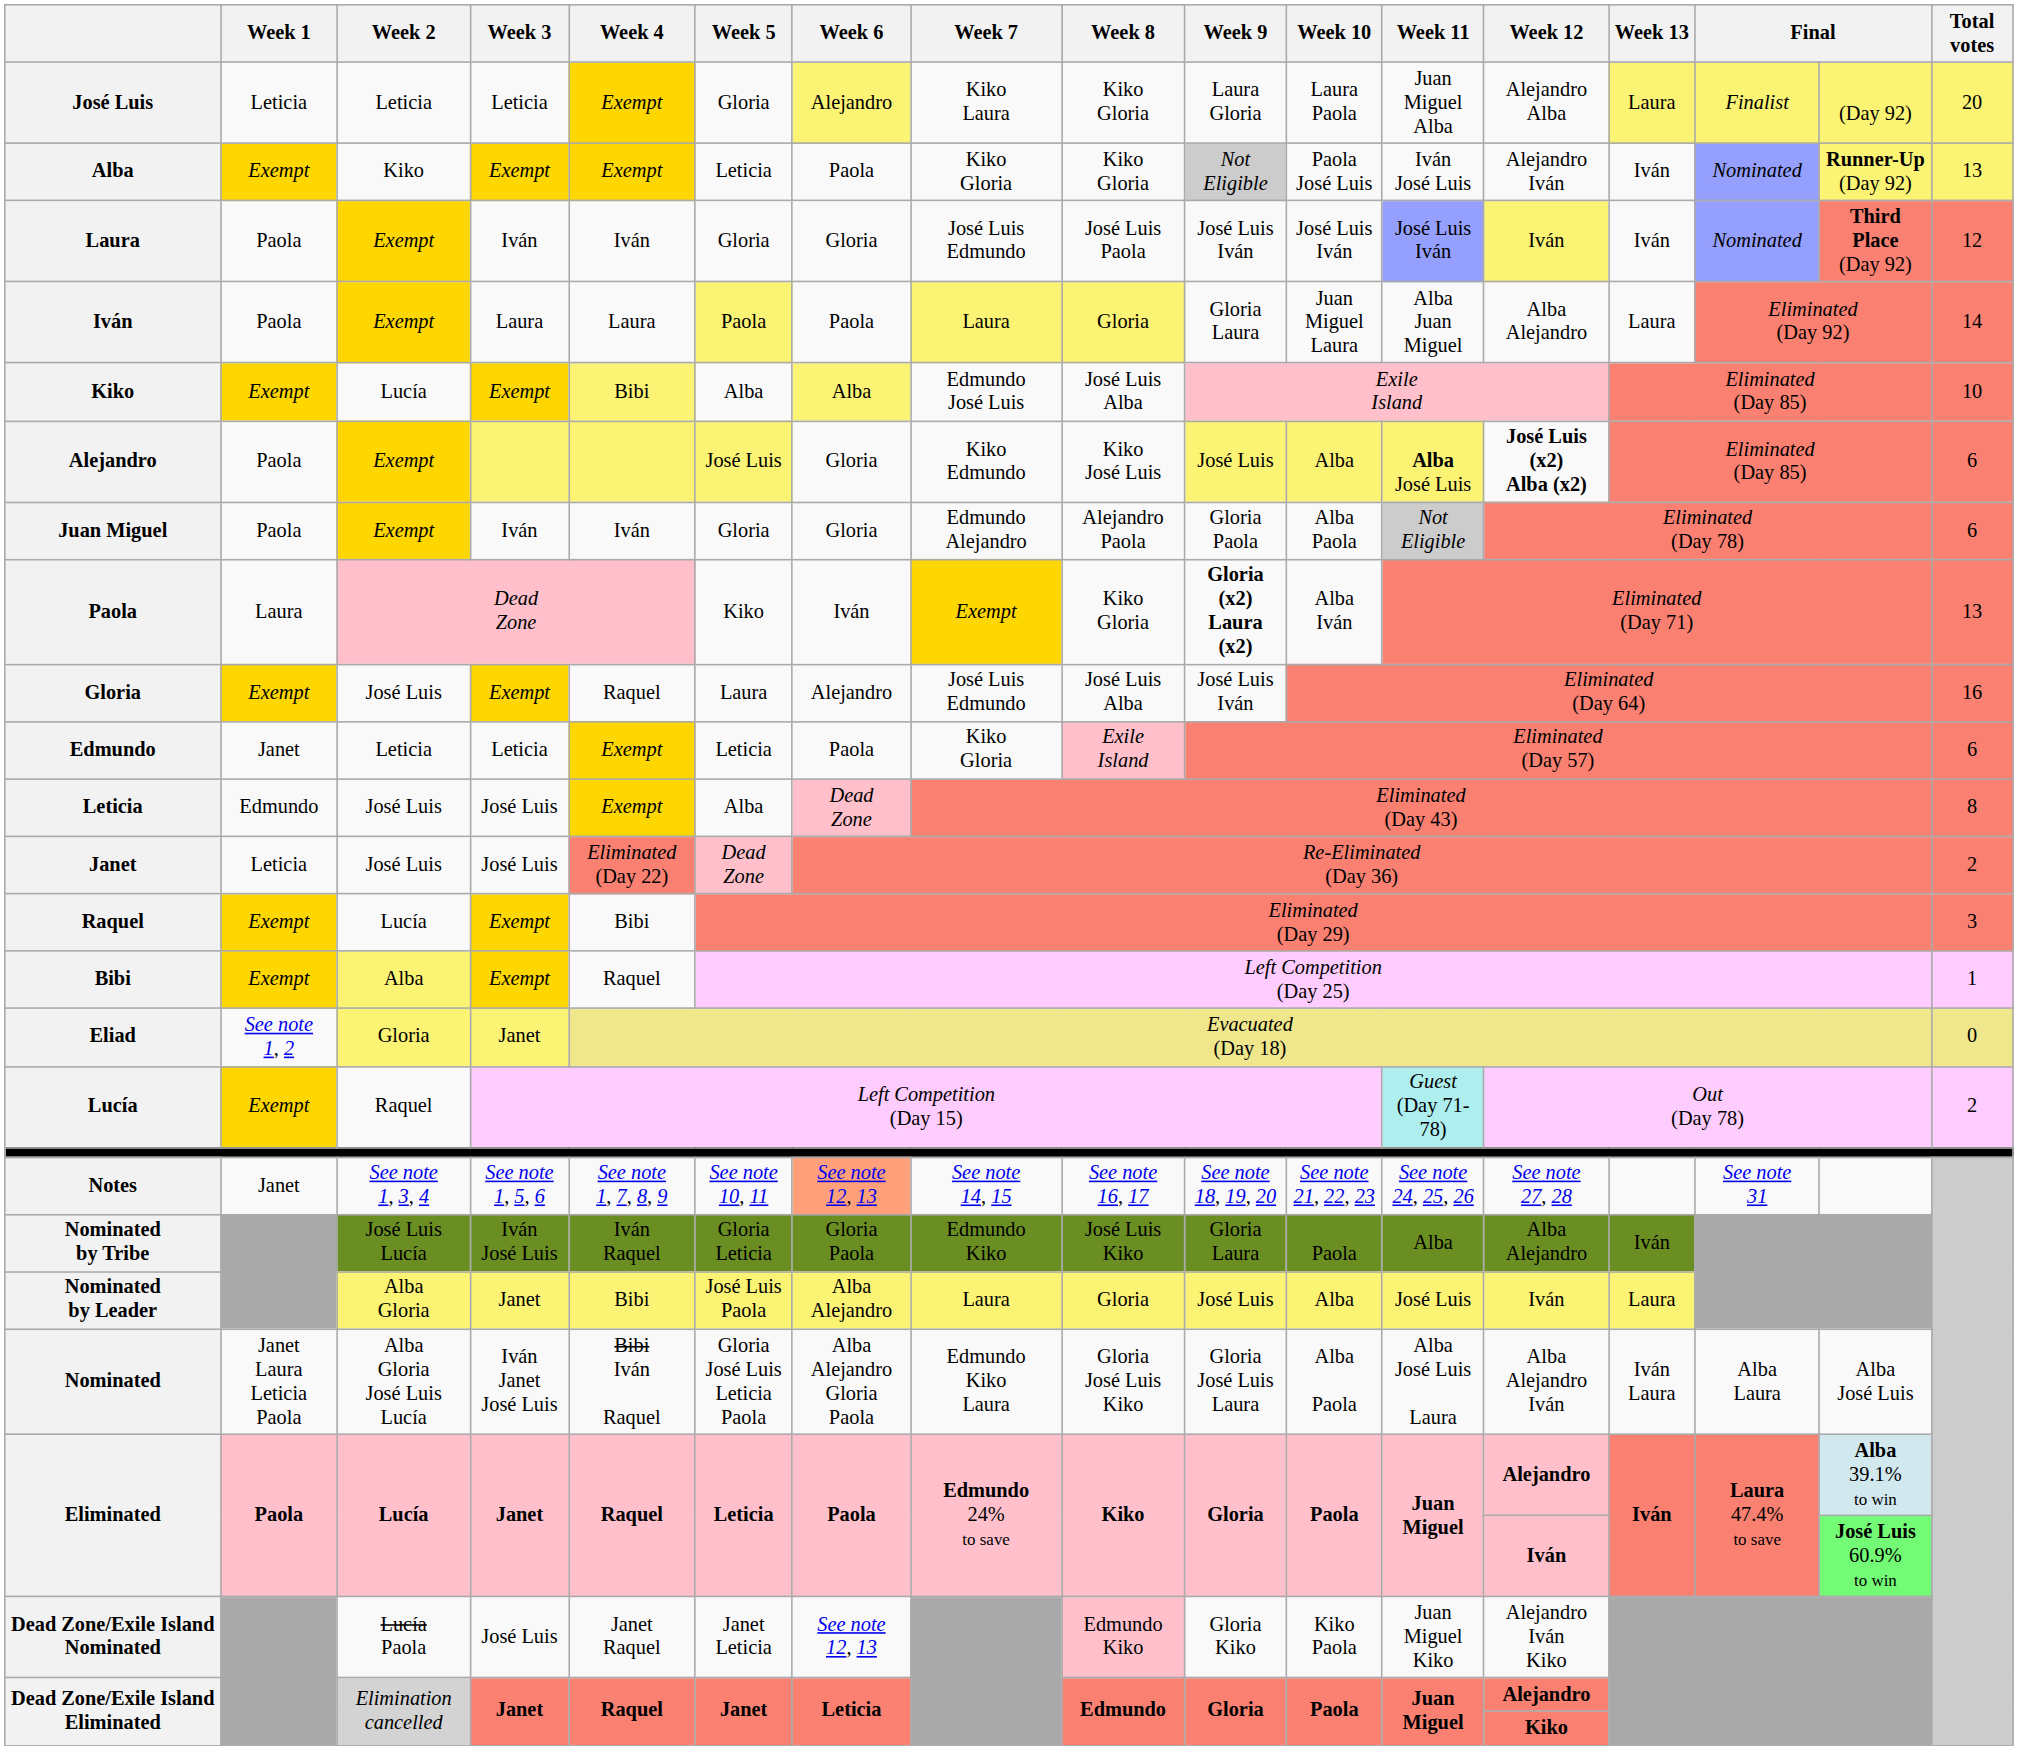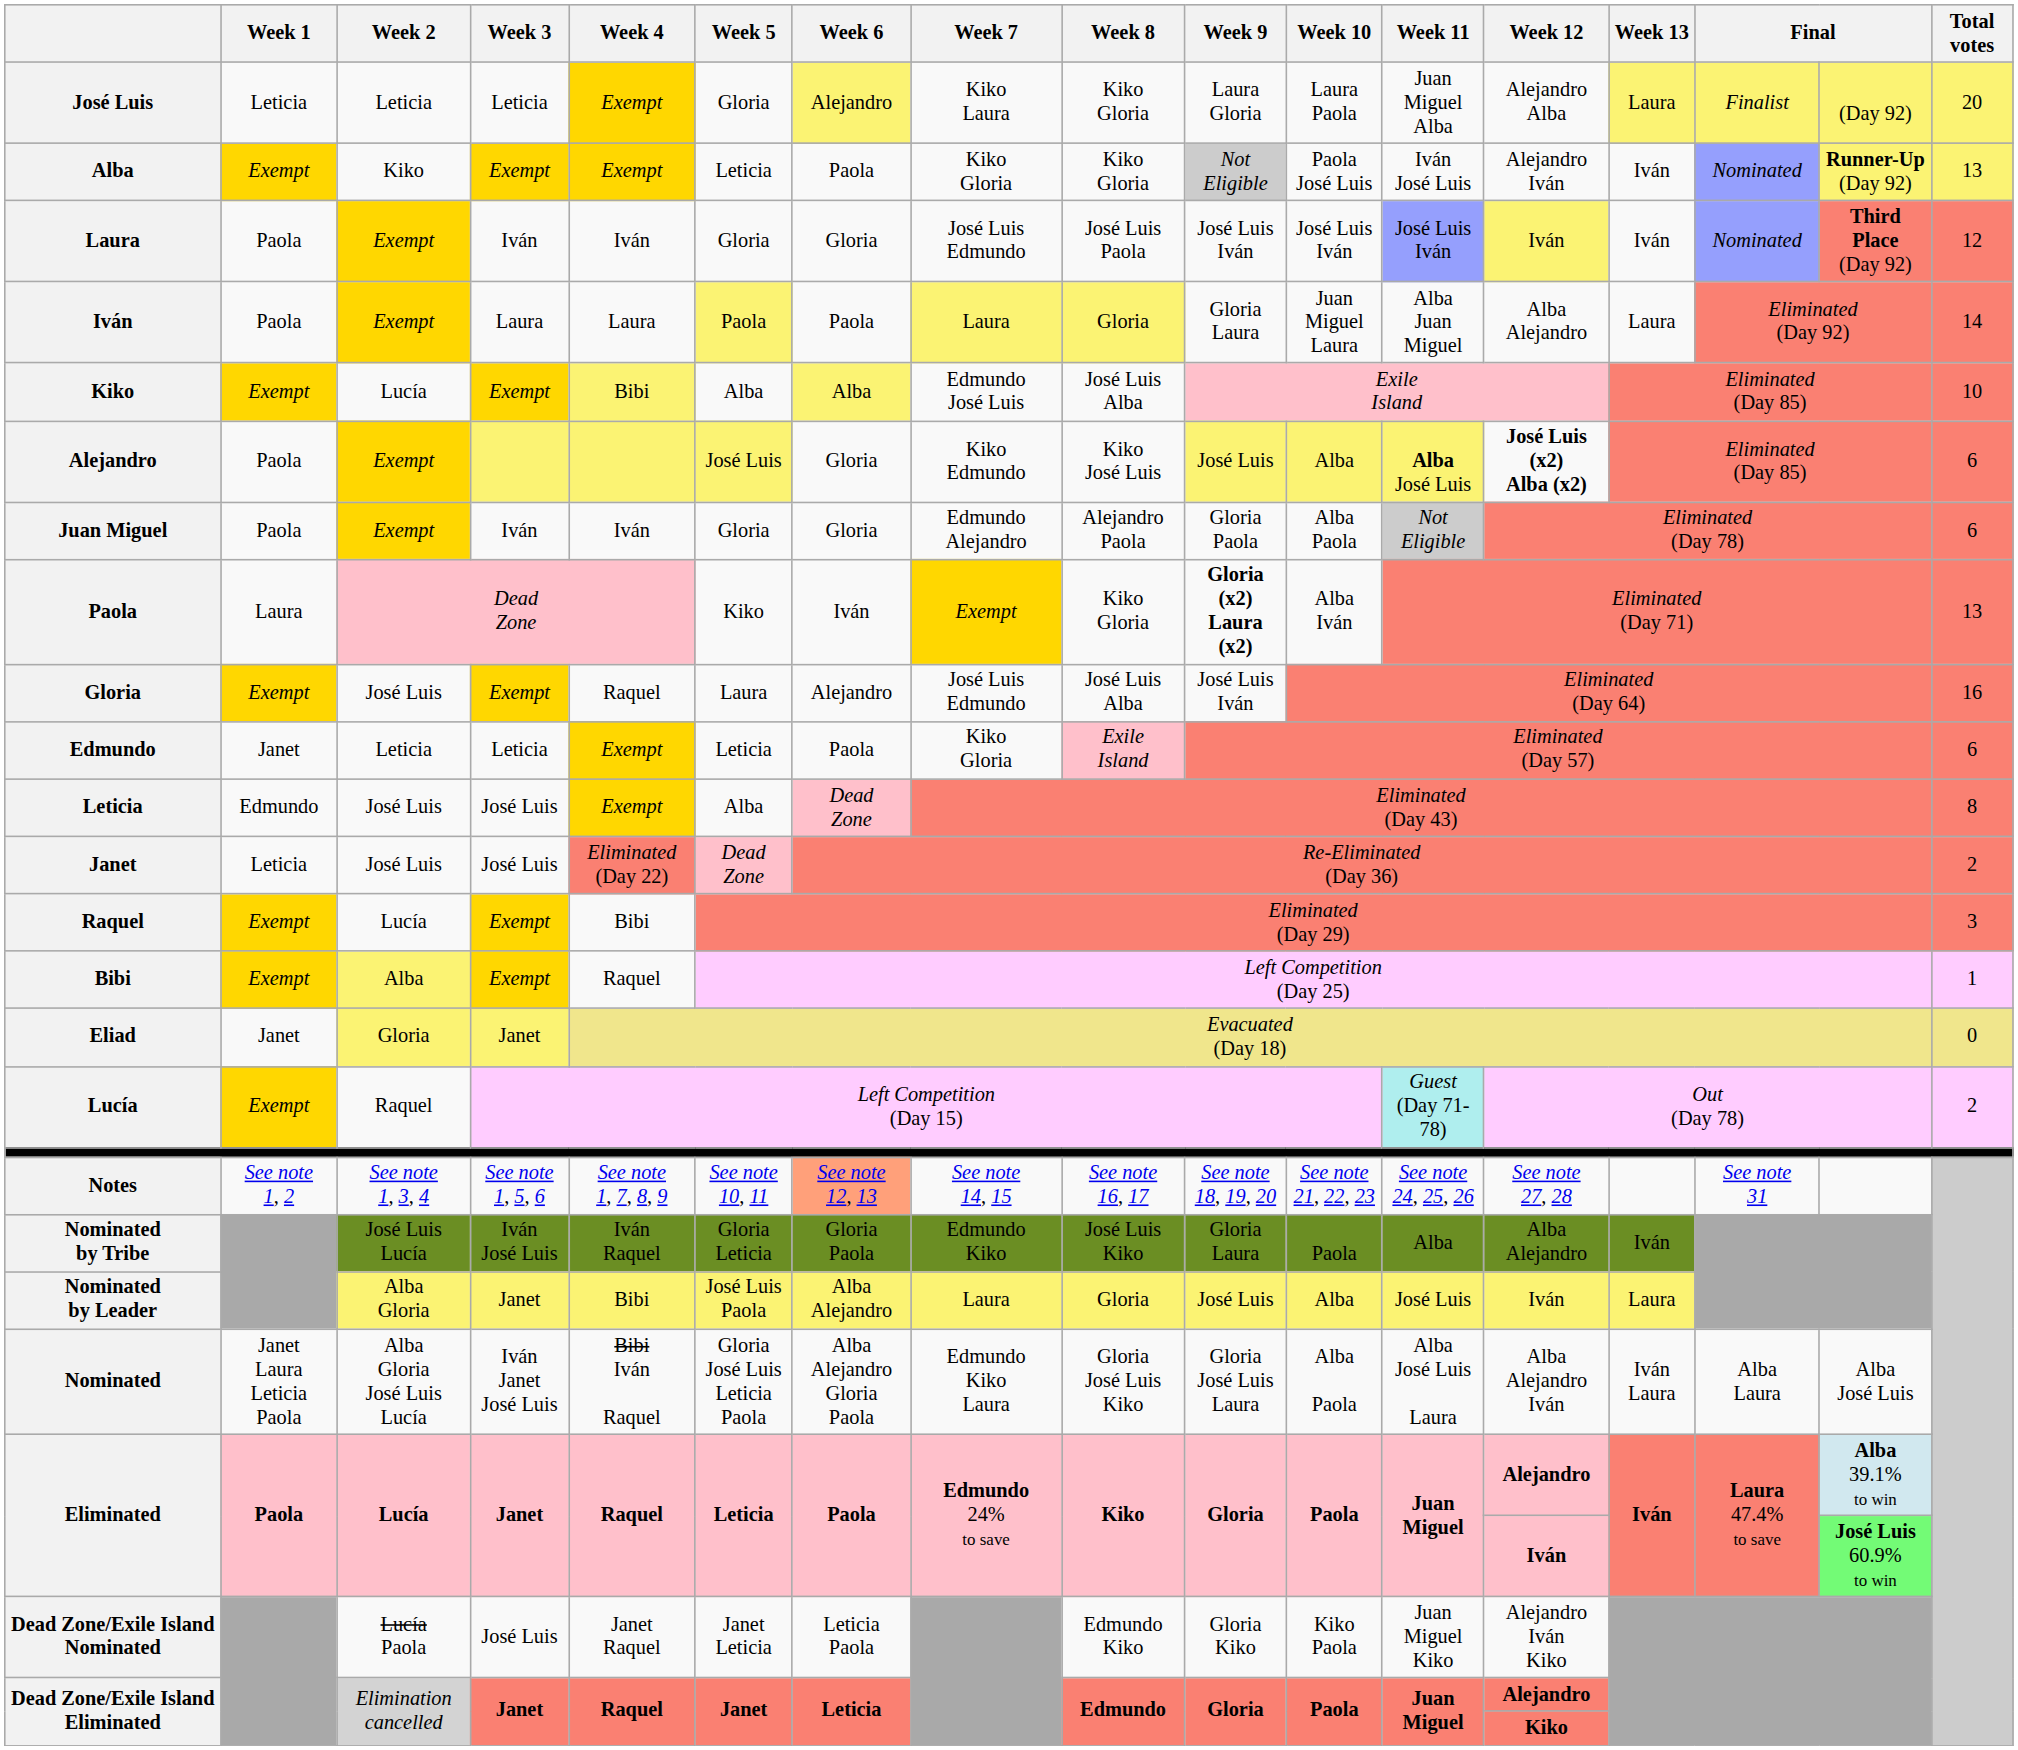(279, 1036) See note 1, 2 -> (279, 1036) Janet
(279, 1185) Janet -> (279, 1185) See note 1, 2
(851, 1636) See note 12, 13 -> (851, 1636) Leticia Paola
(1123, 1636) pink background -> (1123, 1636) no background
